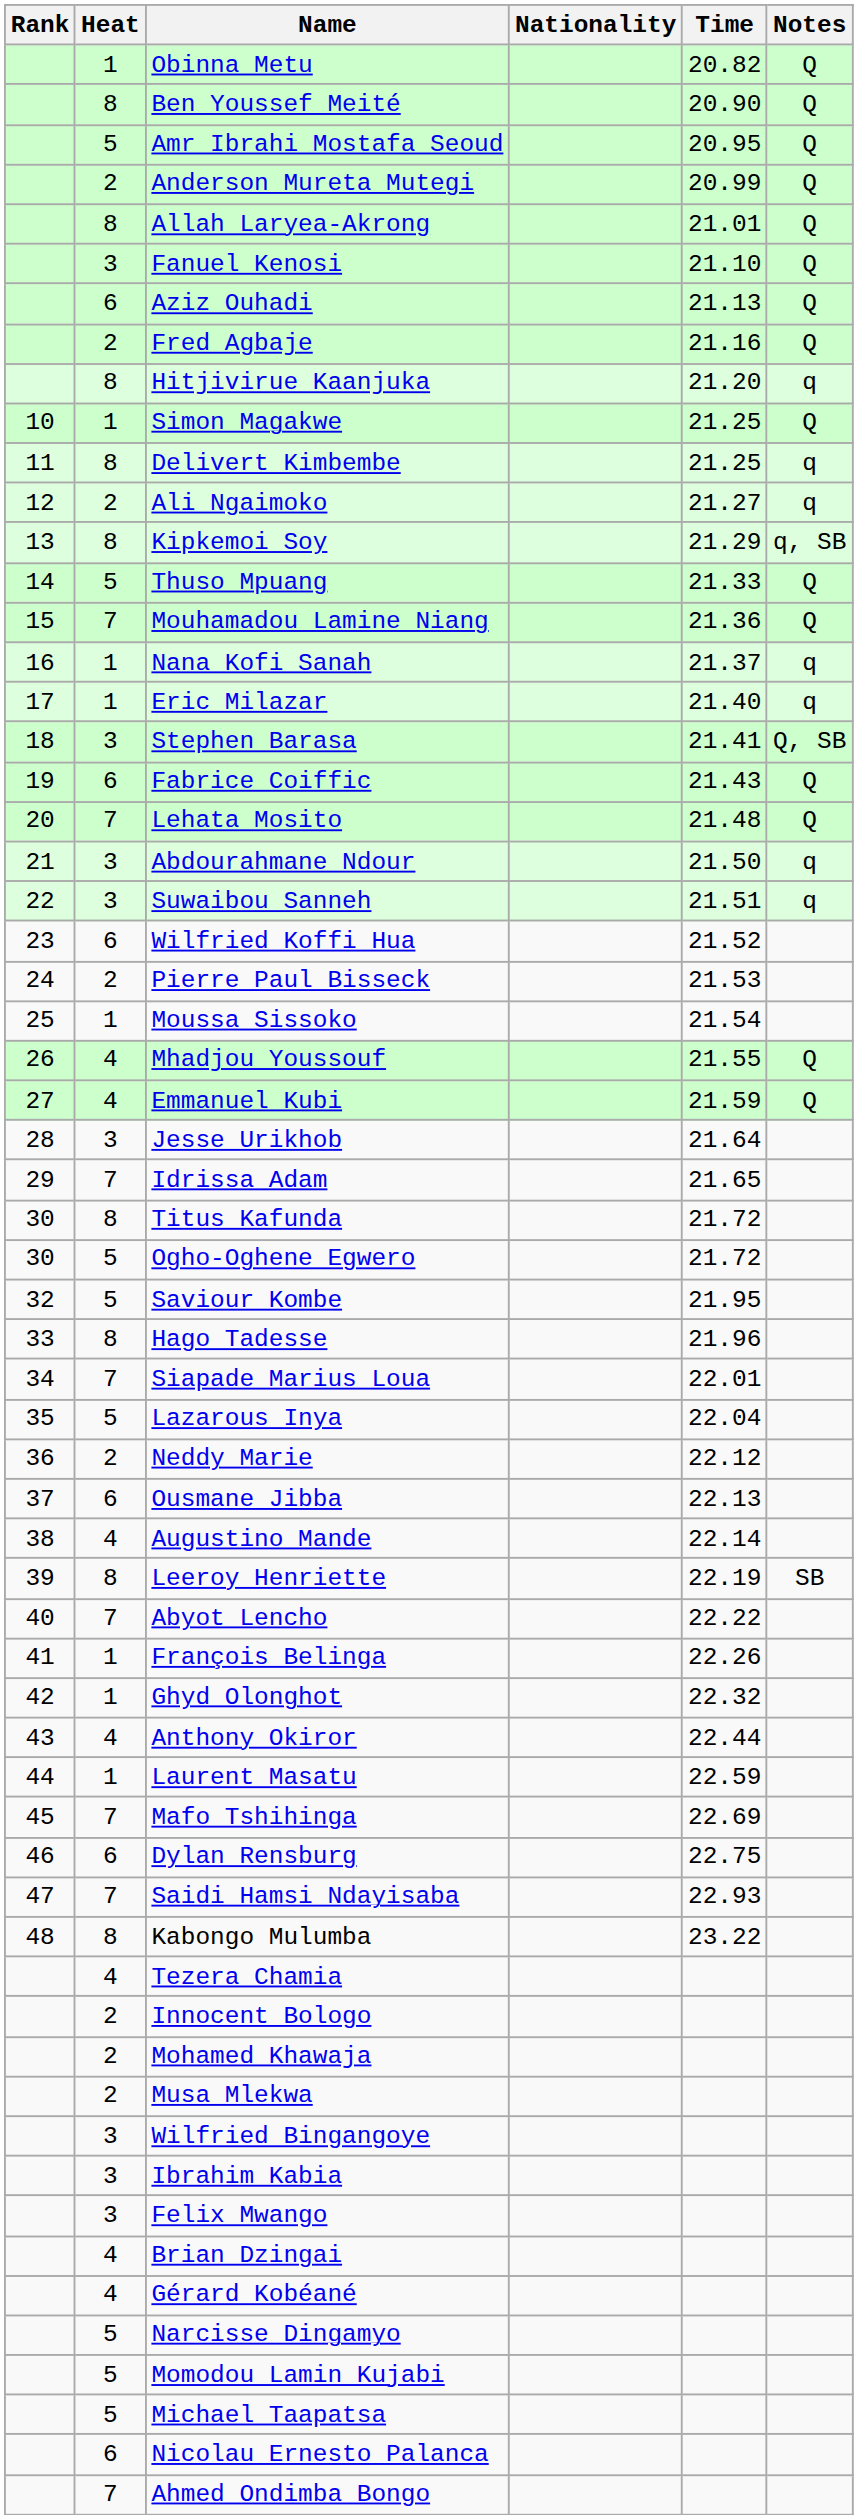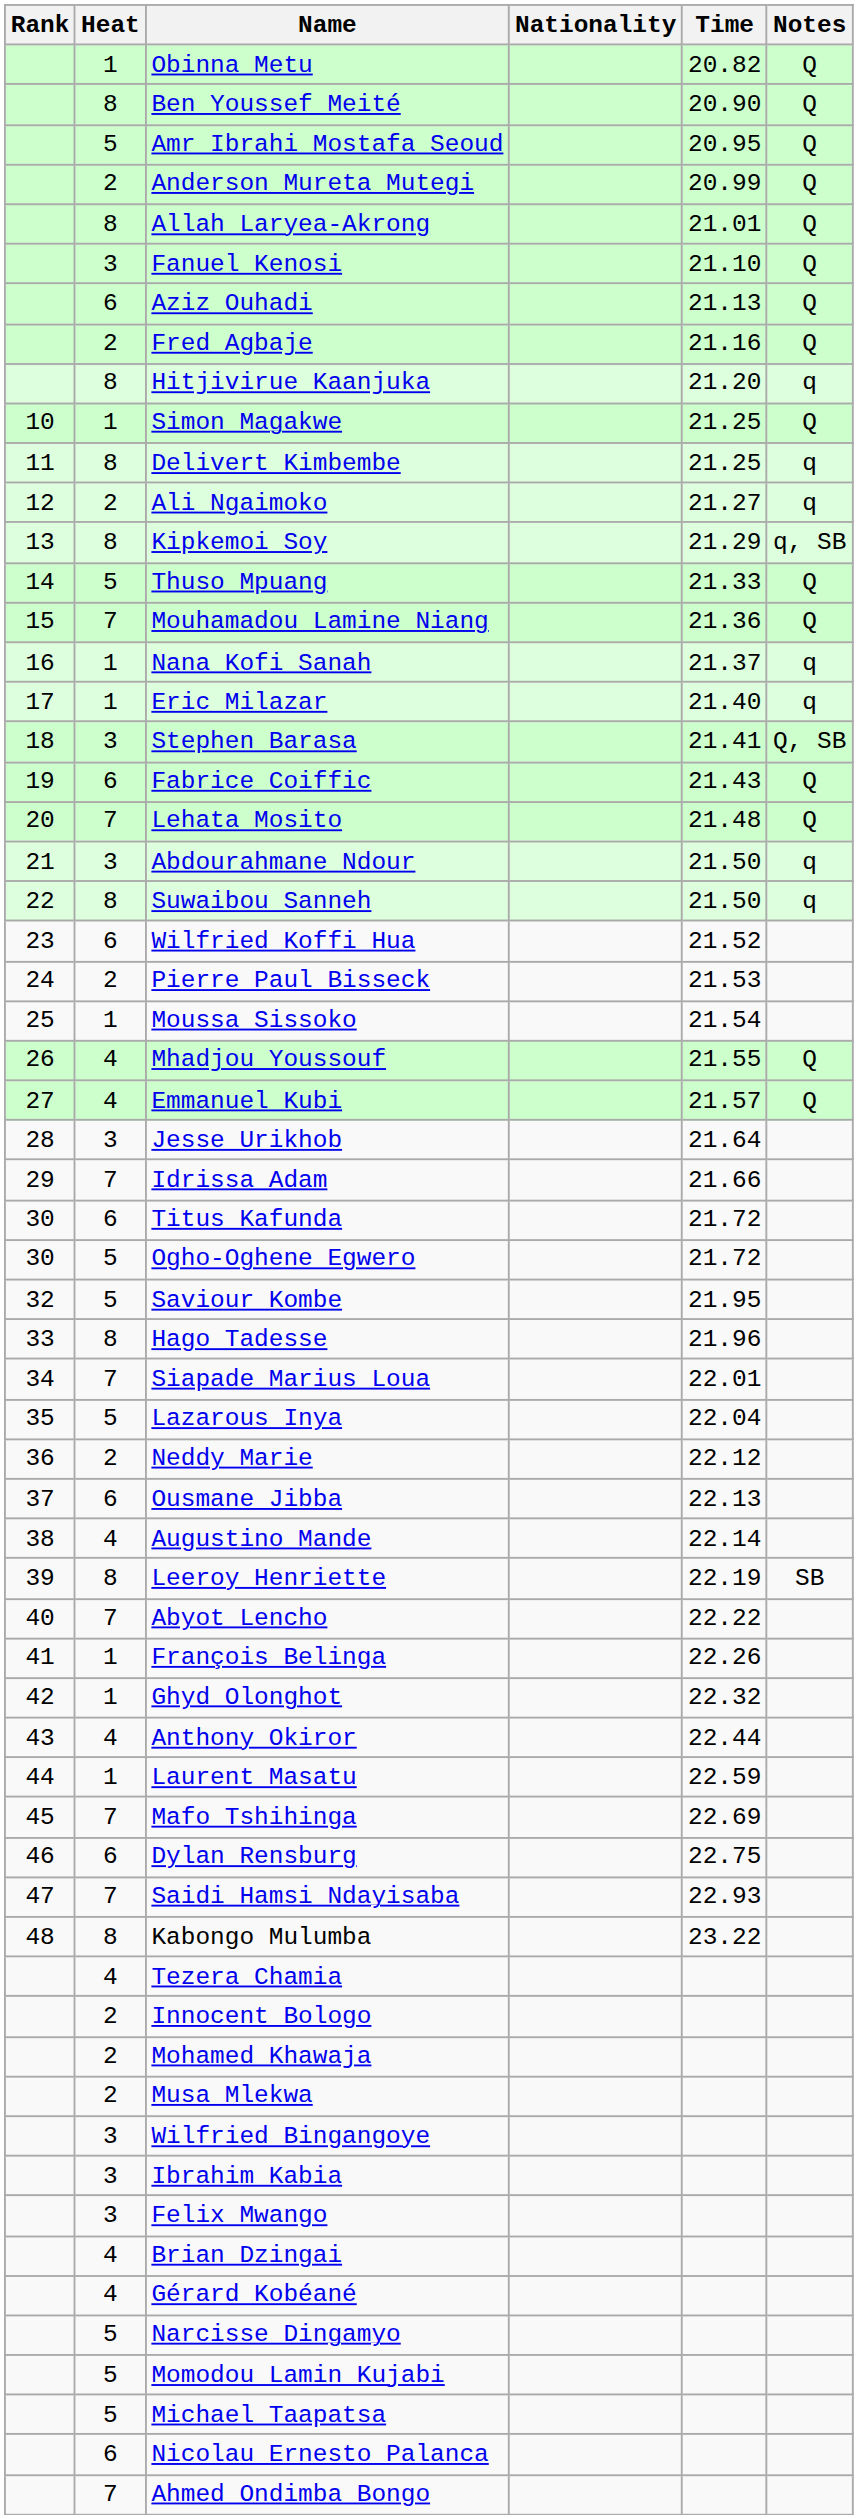(110, 901) 3 -> (110, 901) 8
(725, 901) 21.51 -> (725, 901) 21.50
(725, 1100) 21.59 -> (725, 1100) 21.57
(725, 1180) 21.65 -> (725, 1180) 21.66
(110, 1220) 8 -> (110, 1220) 6
